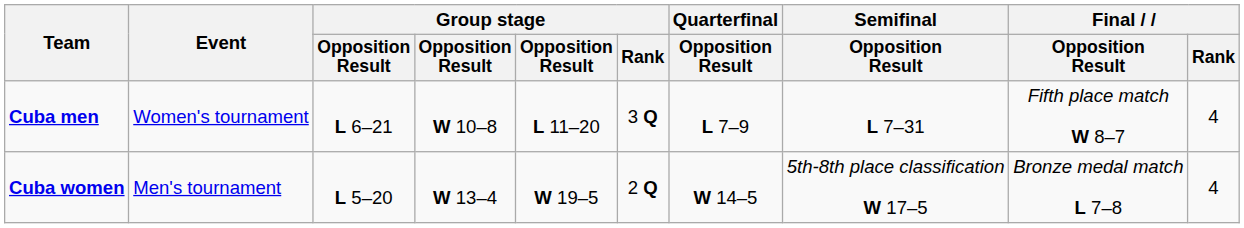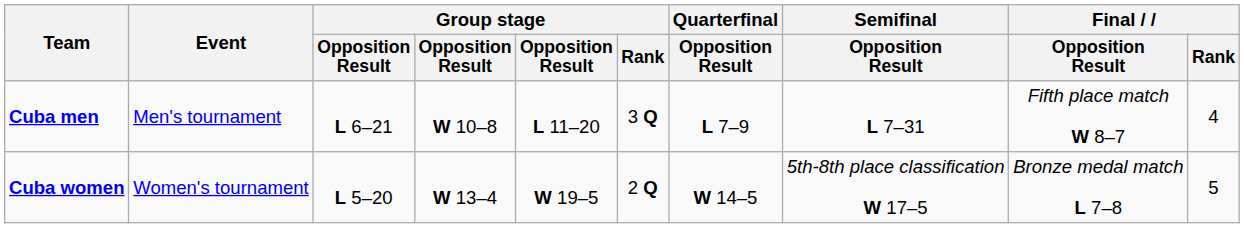(221, 117) Women's tournament -> (207, 117) Men's tournament
(207, 187) Men's tournament -> (221, 187) Women's tournament
(1214, 187) 4 -> (1214, 187) 5
